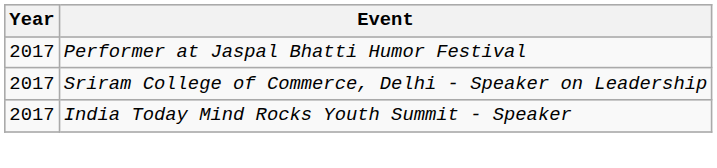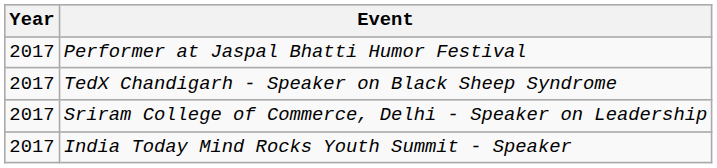+ row: (340, 84)
